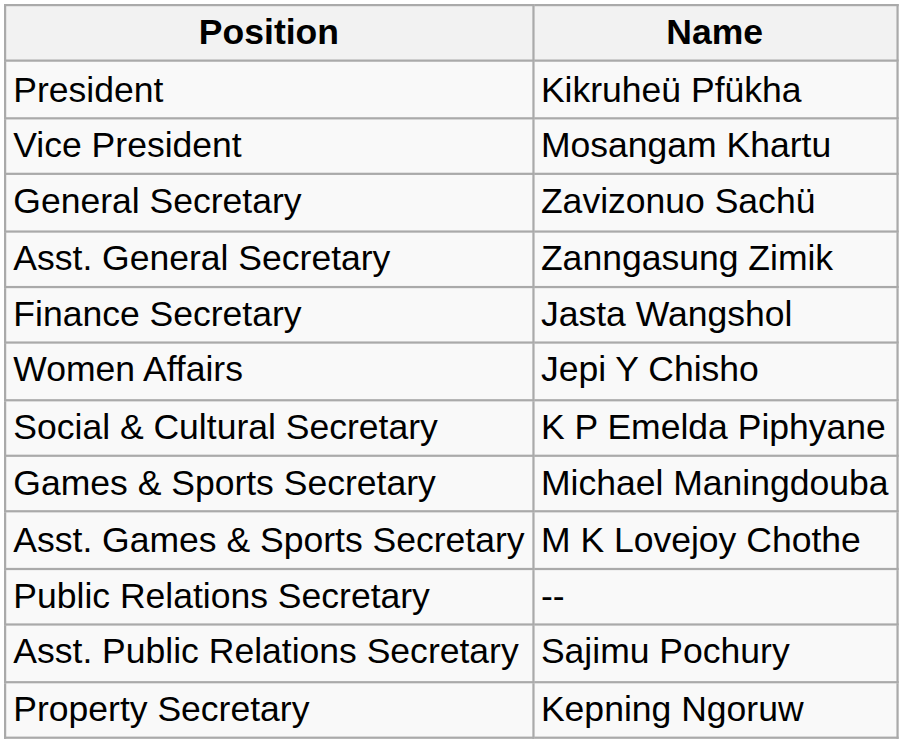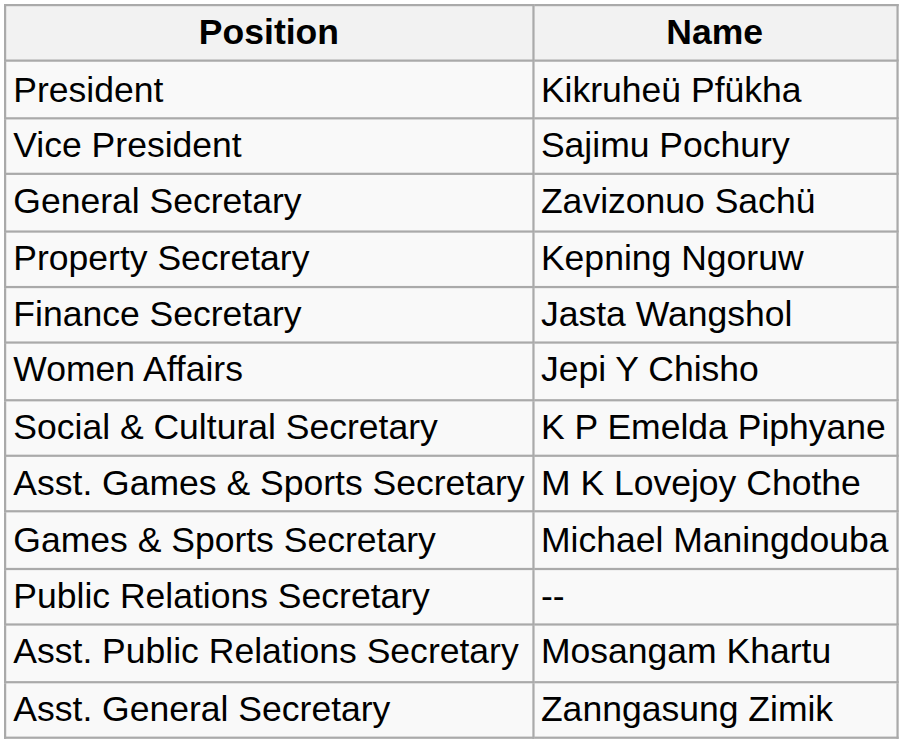(686, 145) Mosangam Khartu -> (665, 145) Sajimu Pochury
rows swapped: (202, 257) <-> (161, 708)
rows swapped: (225, 483) <-> (269, 539)
(665, 652) Sajimu Pochury -> (686, 652) Mosangam Khartu
